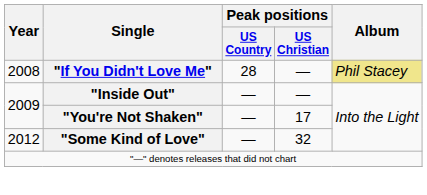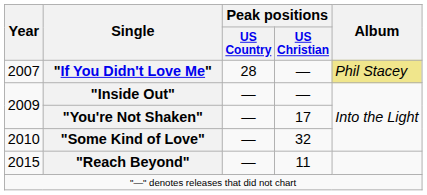(24, 71) 2008 -> (24, 71) 2007
(24, 139) 2012 -> (24, 139) 2010
+ row: (133, 162)
